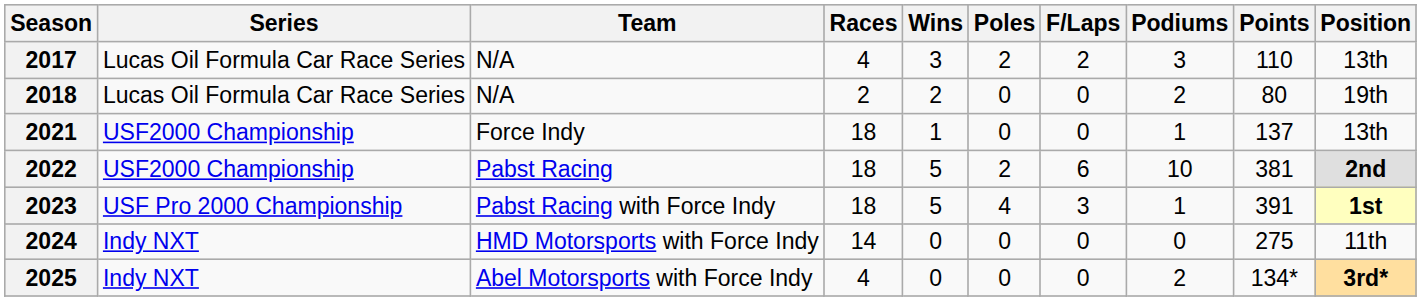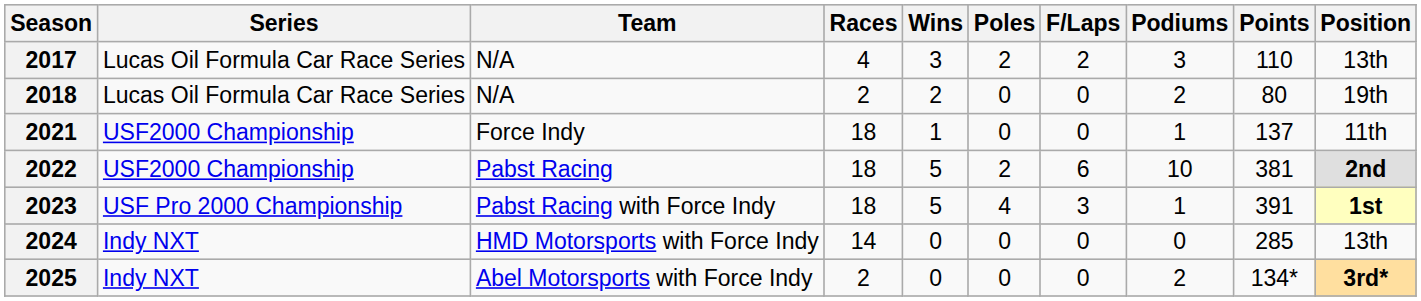(1366, 133) 13th -> (1366, 133) 11th
(1274, 242) 275 -> (1274, 242) 285
(1366, 242) 11th -> (1366, 242) 13th
(864, 278) 4 -> (864, 278) 2
